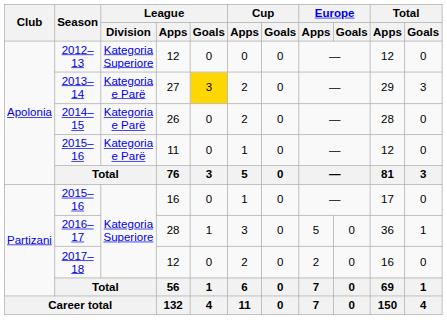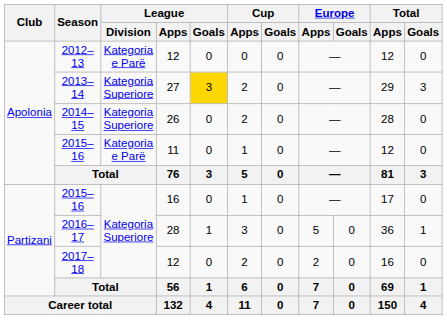(128, 56) Kategoria Superiore -> (128, 56) Kategoria e Parë
(128, 87) Kategoria e Parë -> (128, 87) Kategoria Superiore
(128, 119) Kategoria e Parë -> (128, 119) Kategoria Superiore
